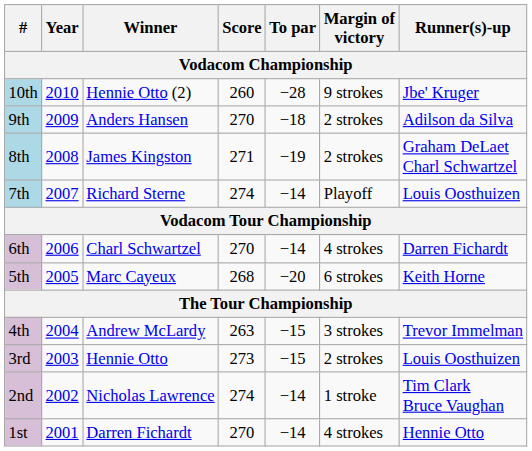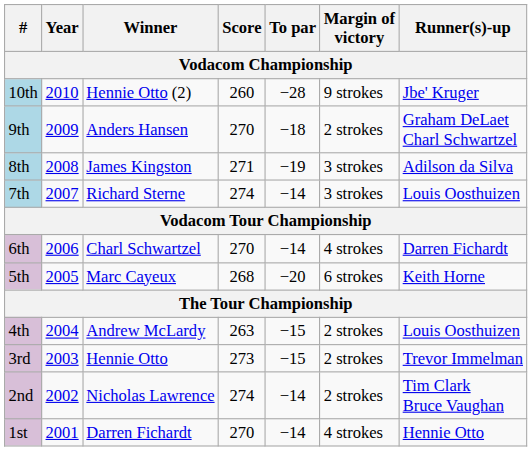(458, 119) Adilson da Silva -> (460, 129) Graham DeLaet Charl Schwartzel
(353, 157) 2 strokes -> (353, 166) 3 strokes
(460, 157) Graham DeLaet Charl Schwartzel -> (458, 166) Adilson da Silva
(348, 194) Playoff -> (353, 194) 3 strokes
(353, 330) 3 strokes -> (353, 330) 2 strokes
(463, 330) Trevor Immelman -> (461, 330) Louis Oosthuizen
(461, 358) Louis Oosthuizen -> (463, 358) Trevor Immelman
(350, 395) 1 stroke -> (353, 395) 2 strokes
